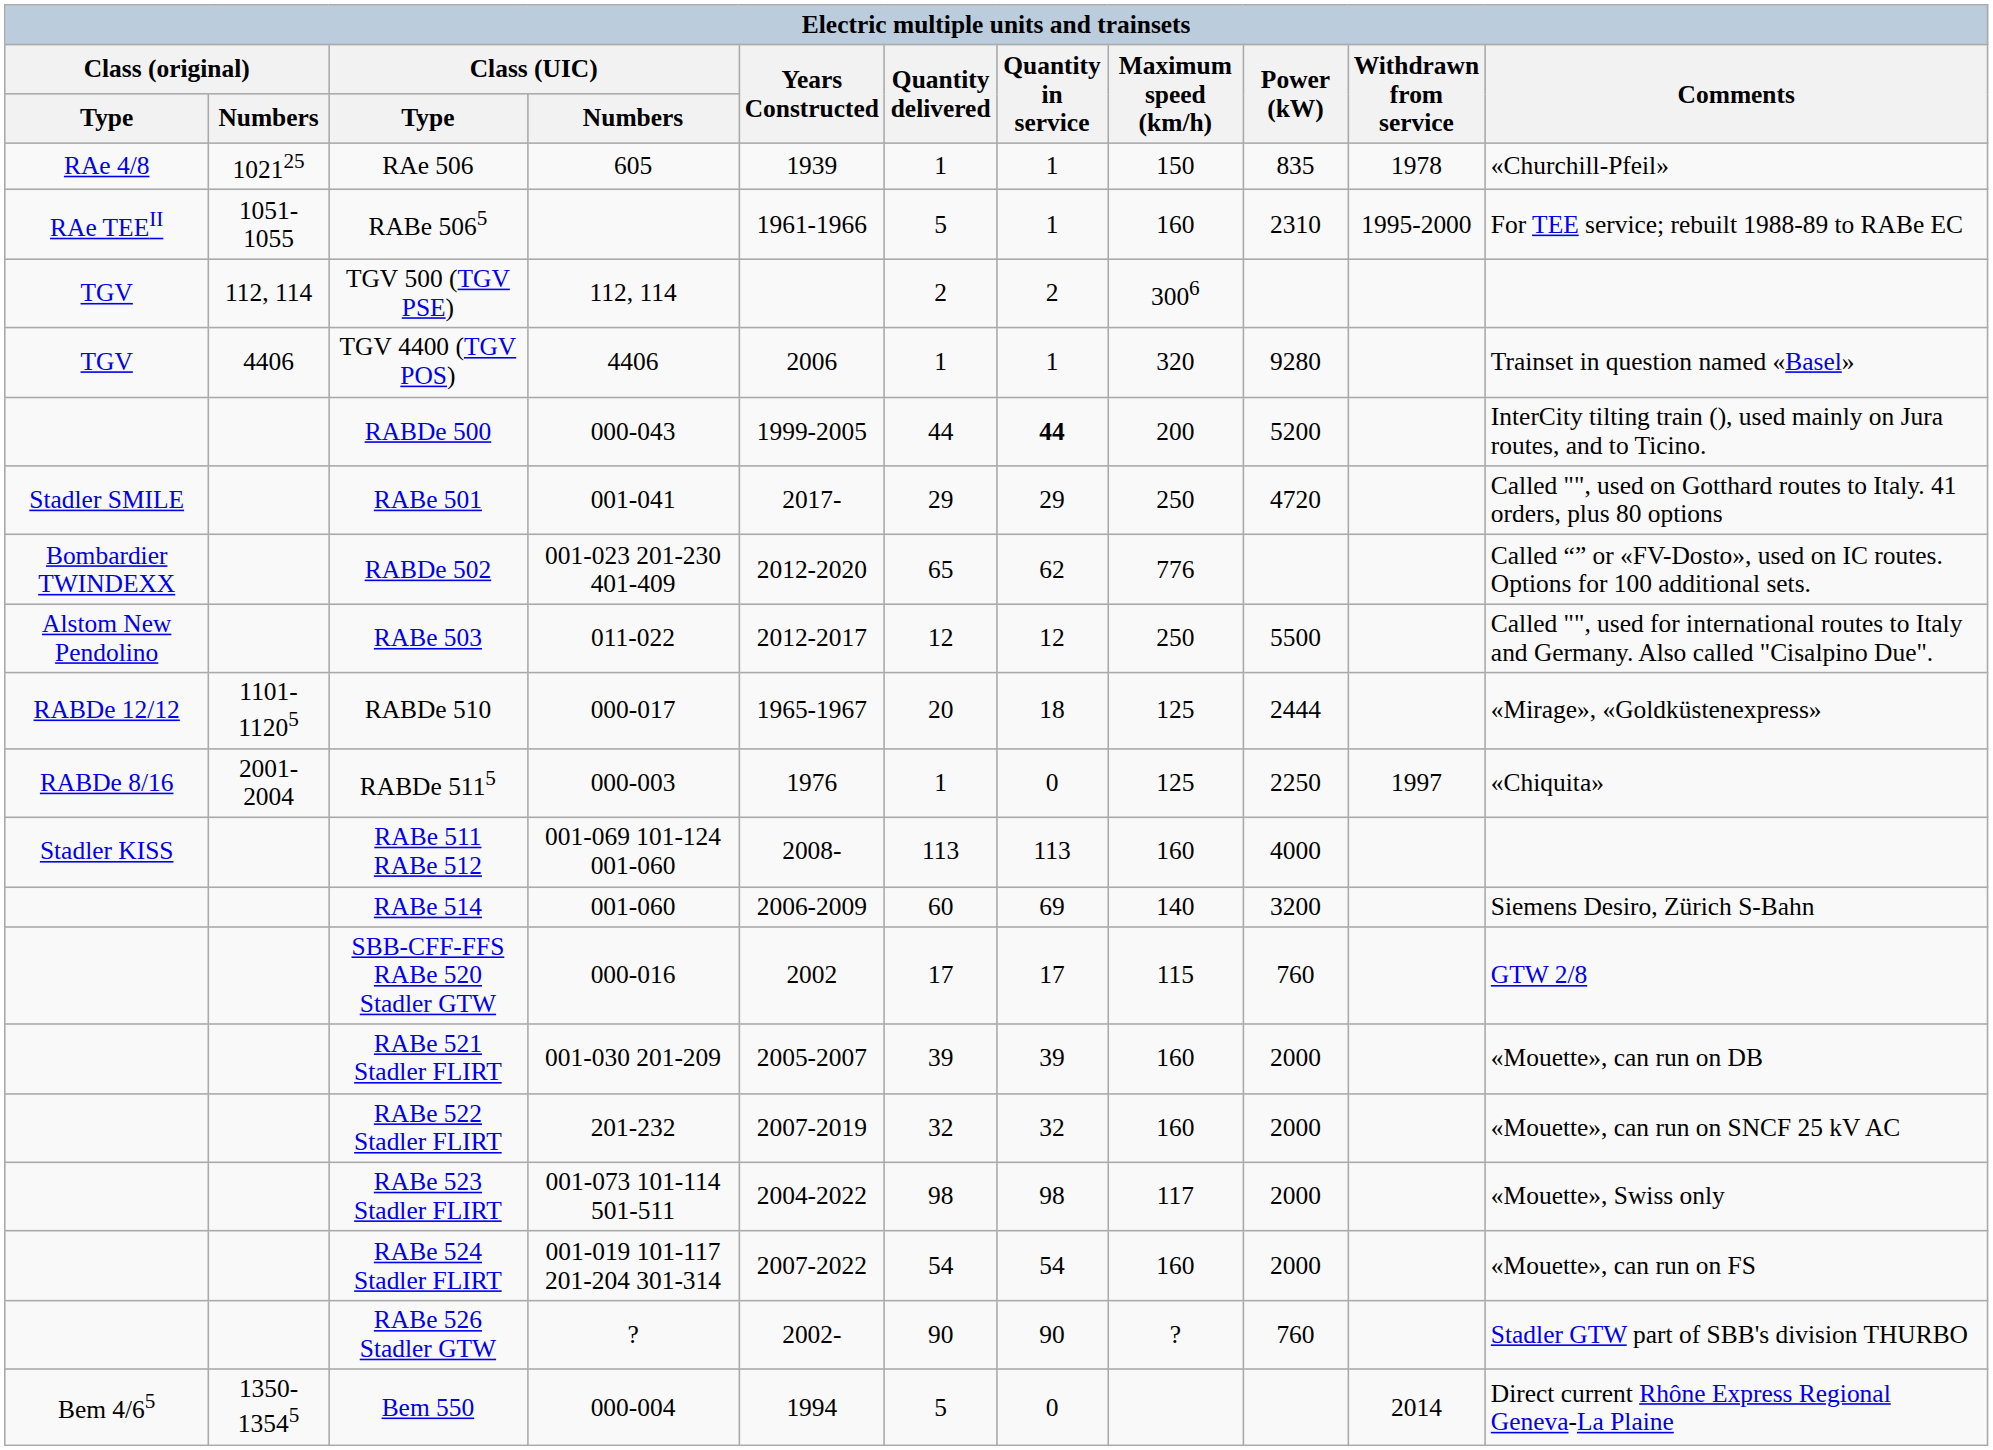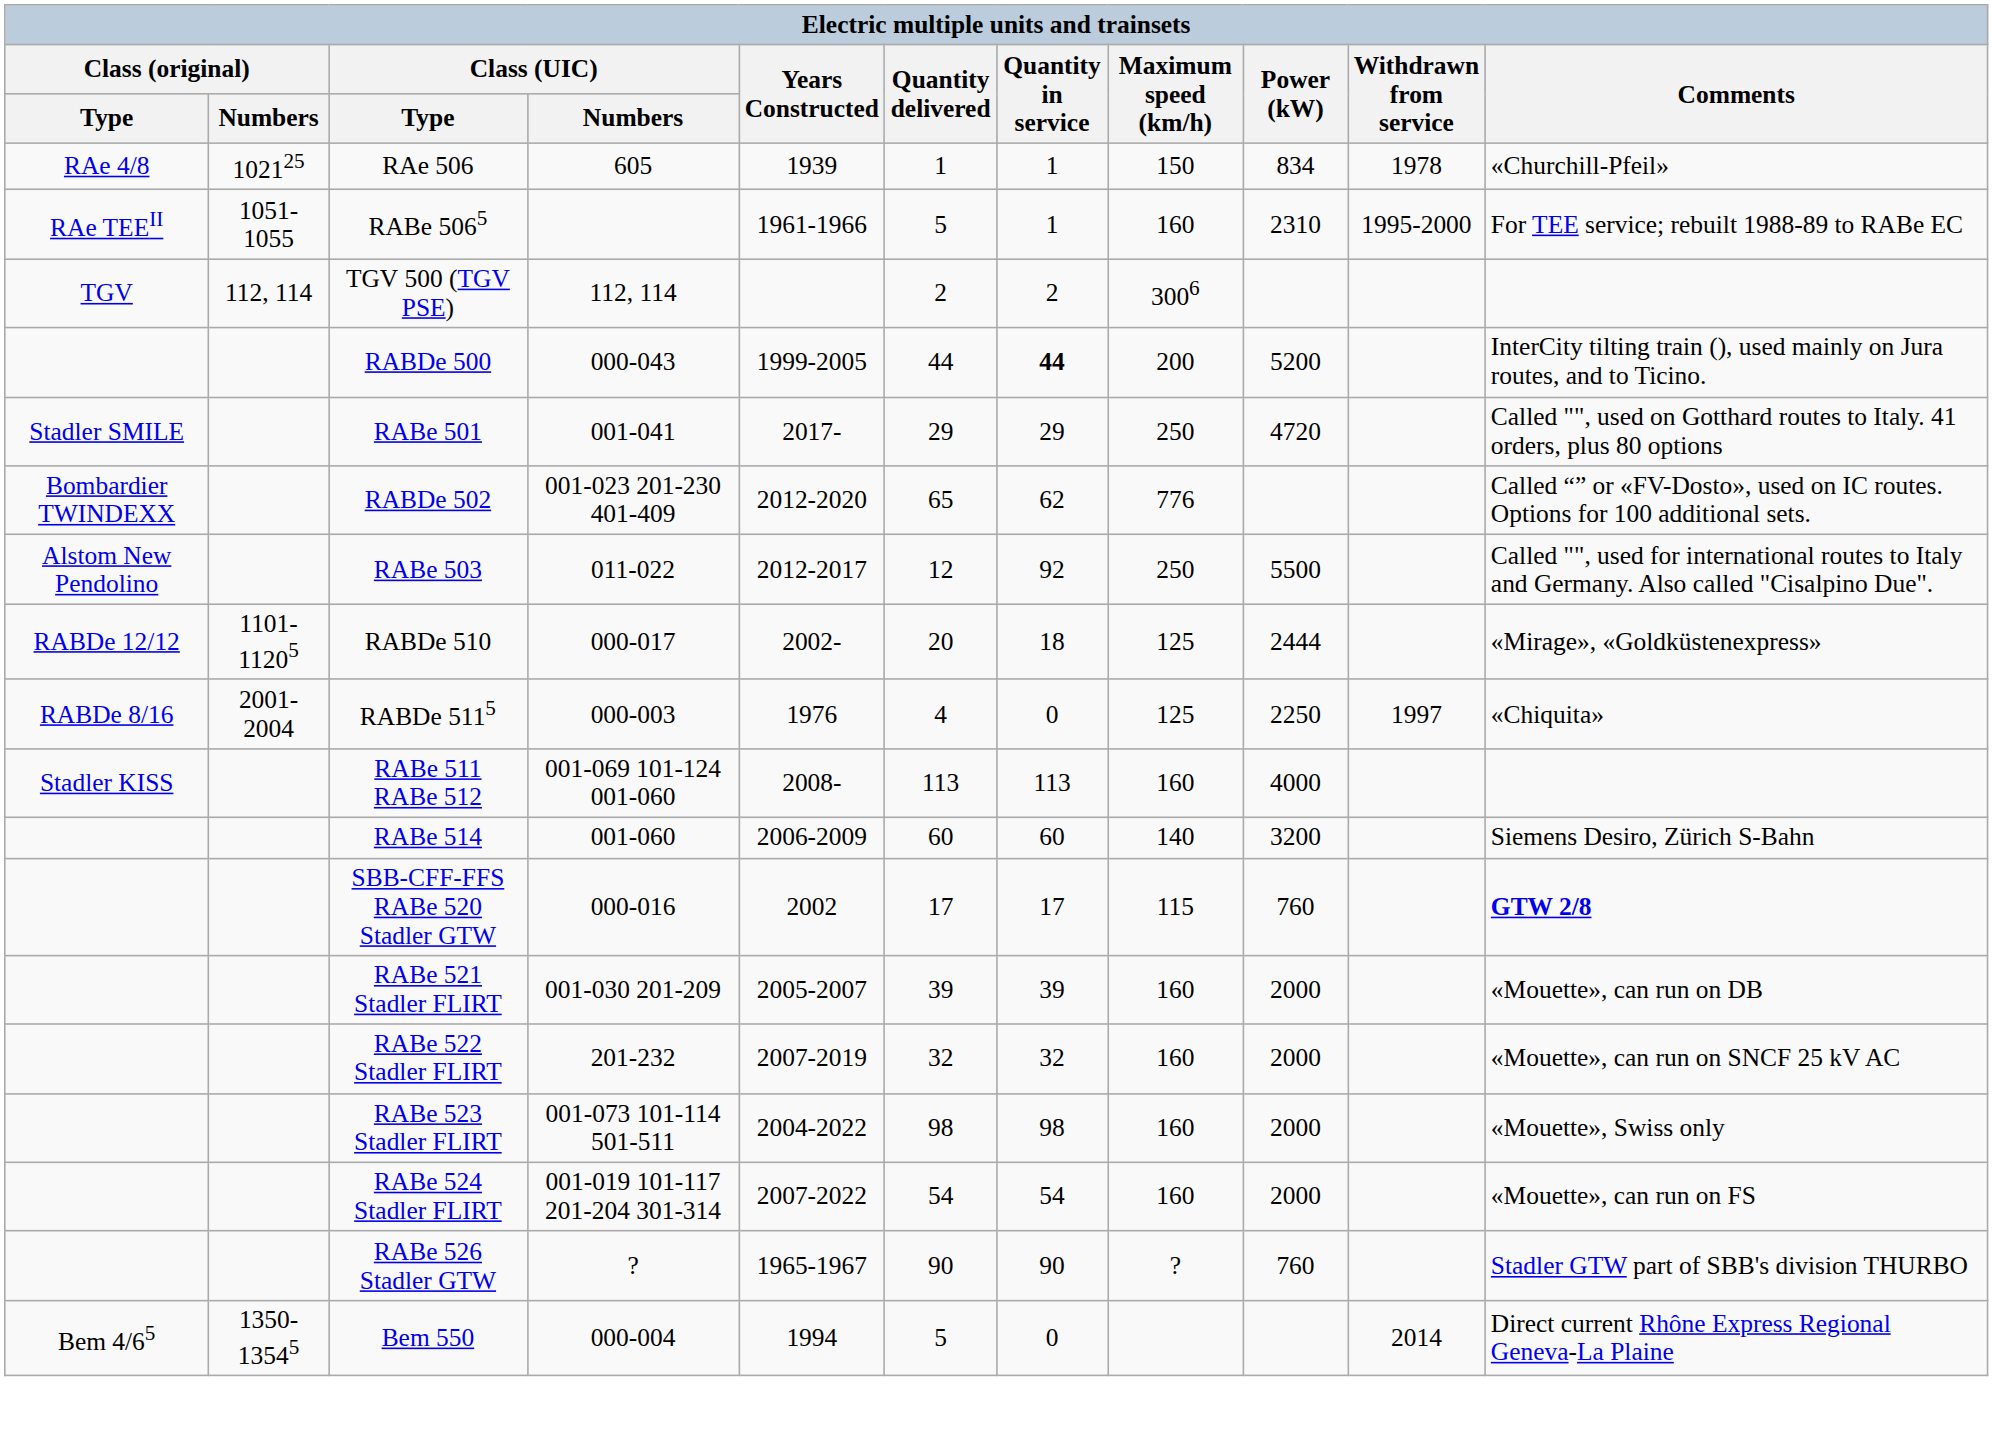(1295, 166) 835 -> (1295, 166) 834
- row: (428, 362)
(1052, 637) 12 -> (1052, 568) 92
(812, 710) 1965-1967 -> (812, 641) 2002-
(941, 782) 1 -> (941, 713) 4
(1052, 906) 69 -> (1052, 837) 60
(1539, 975) normal -> (1541, 906) bold
(1175, 1196) 117 -> (1175, 1127) 160
(812, 1334) 2002- -> (812, 1265) 1965-1967
